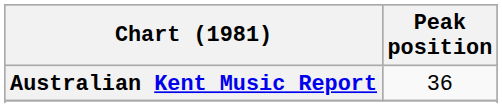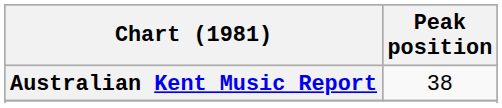(440, 83) 36 -> (440, 83) 38
